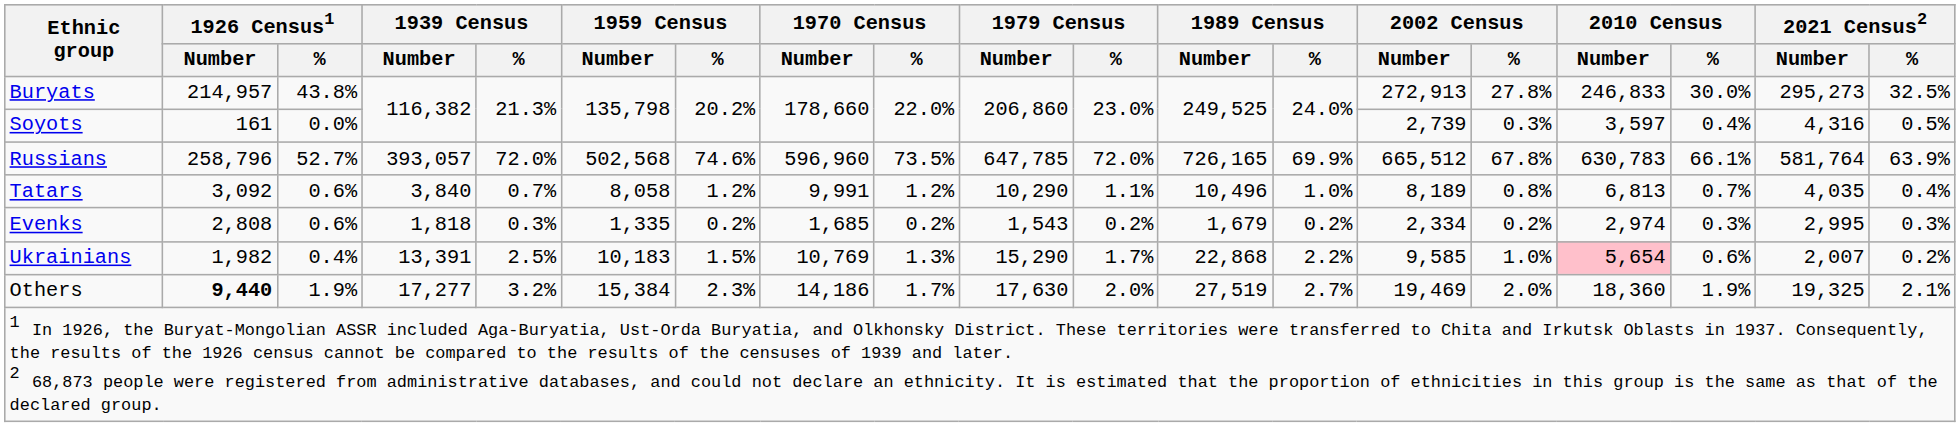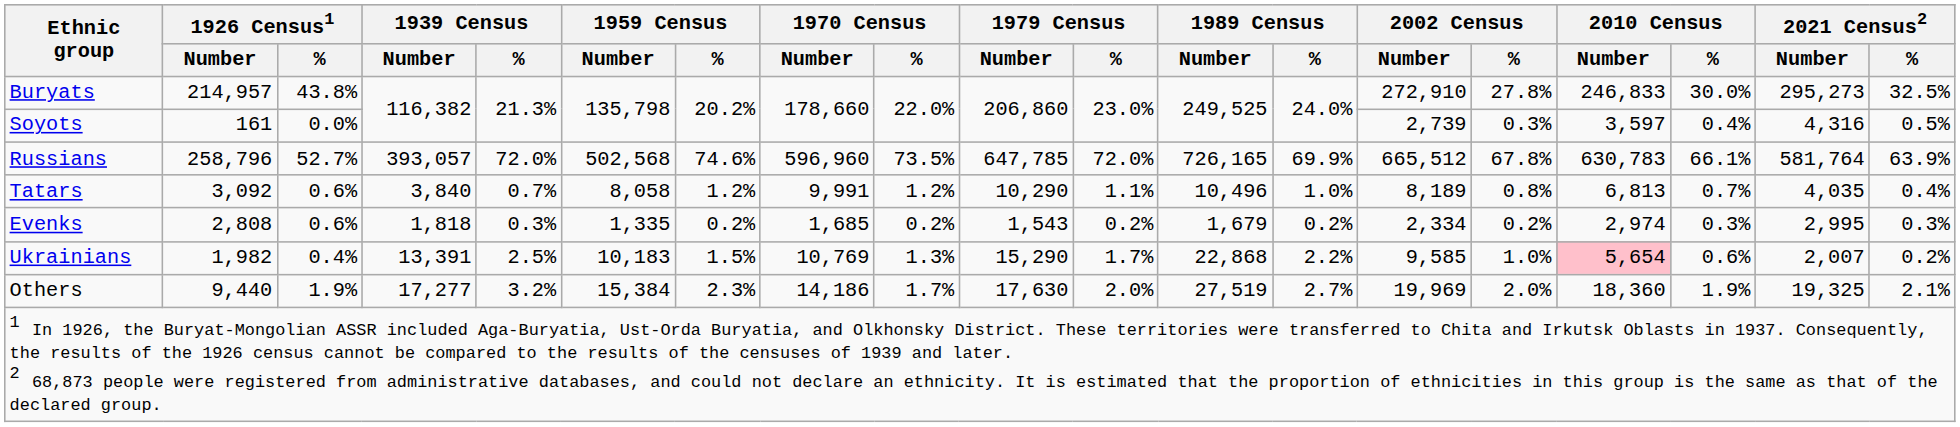(1424, 93) 272,913 -> (1424, 93) 272,910
(242, 291) bold -> (242, 291) normal
(1430, 291) 19,469 -> (1430, 291) 19,969
